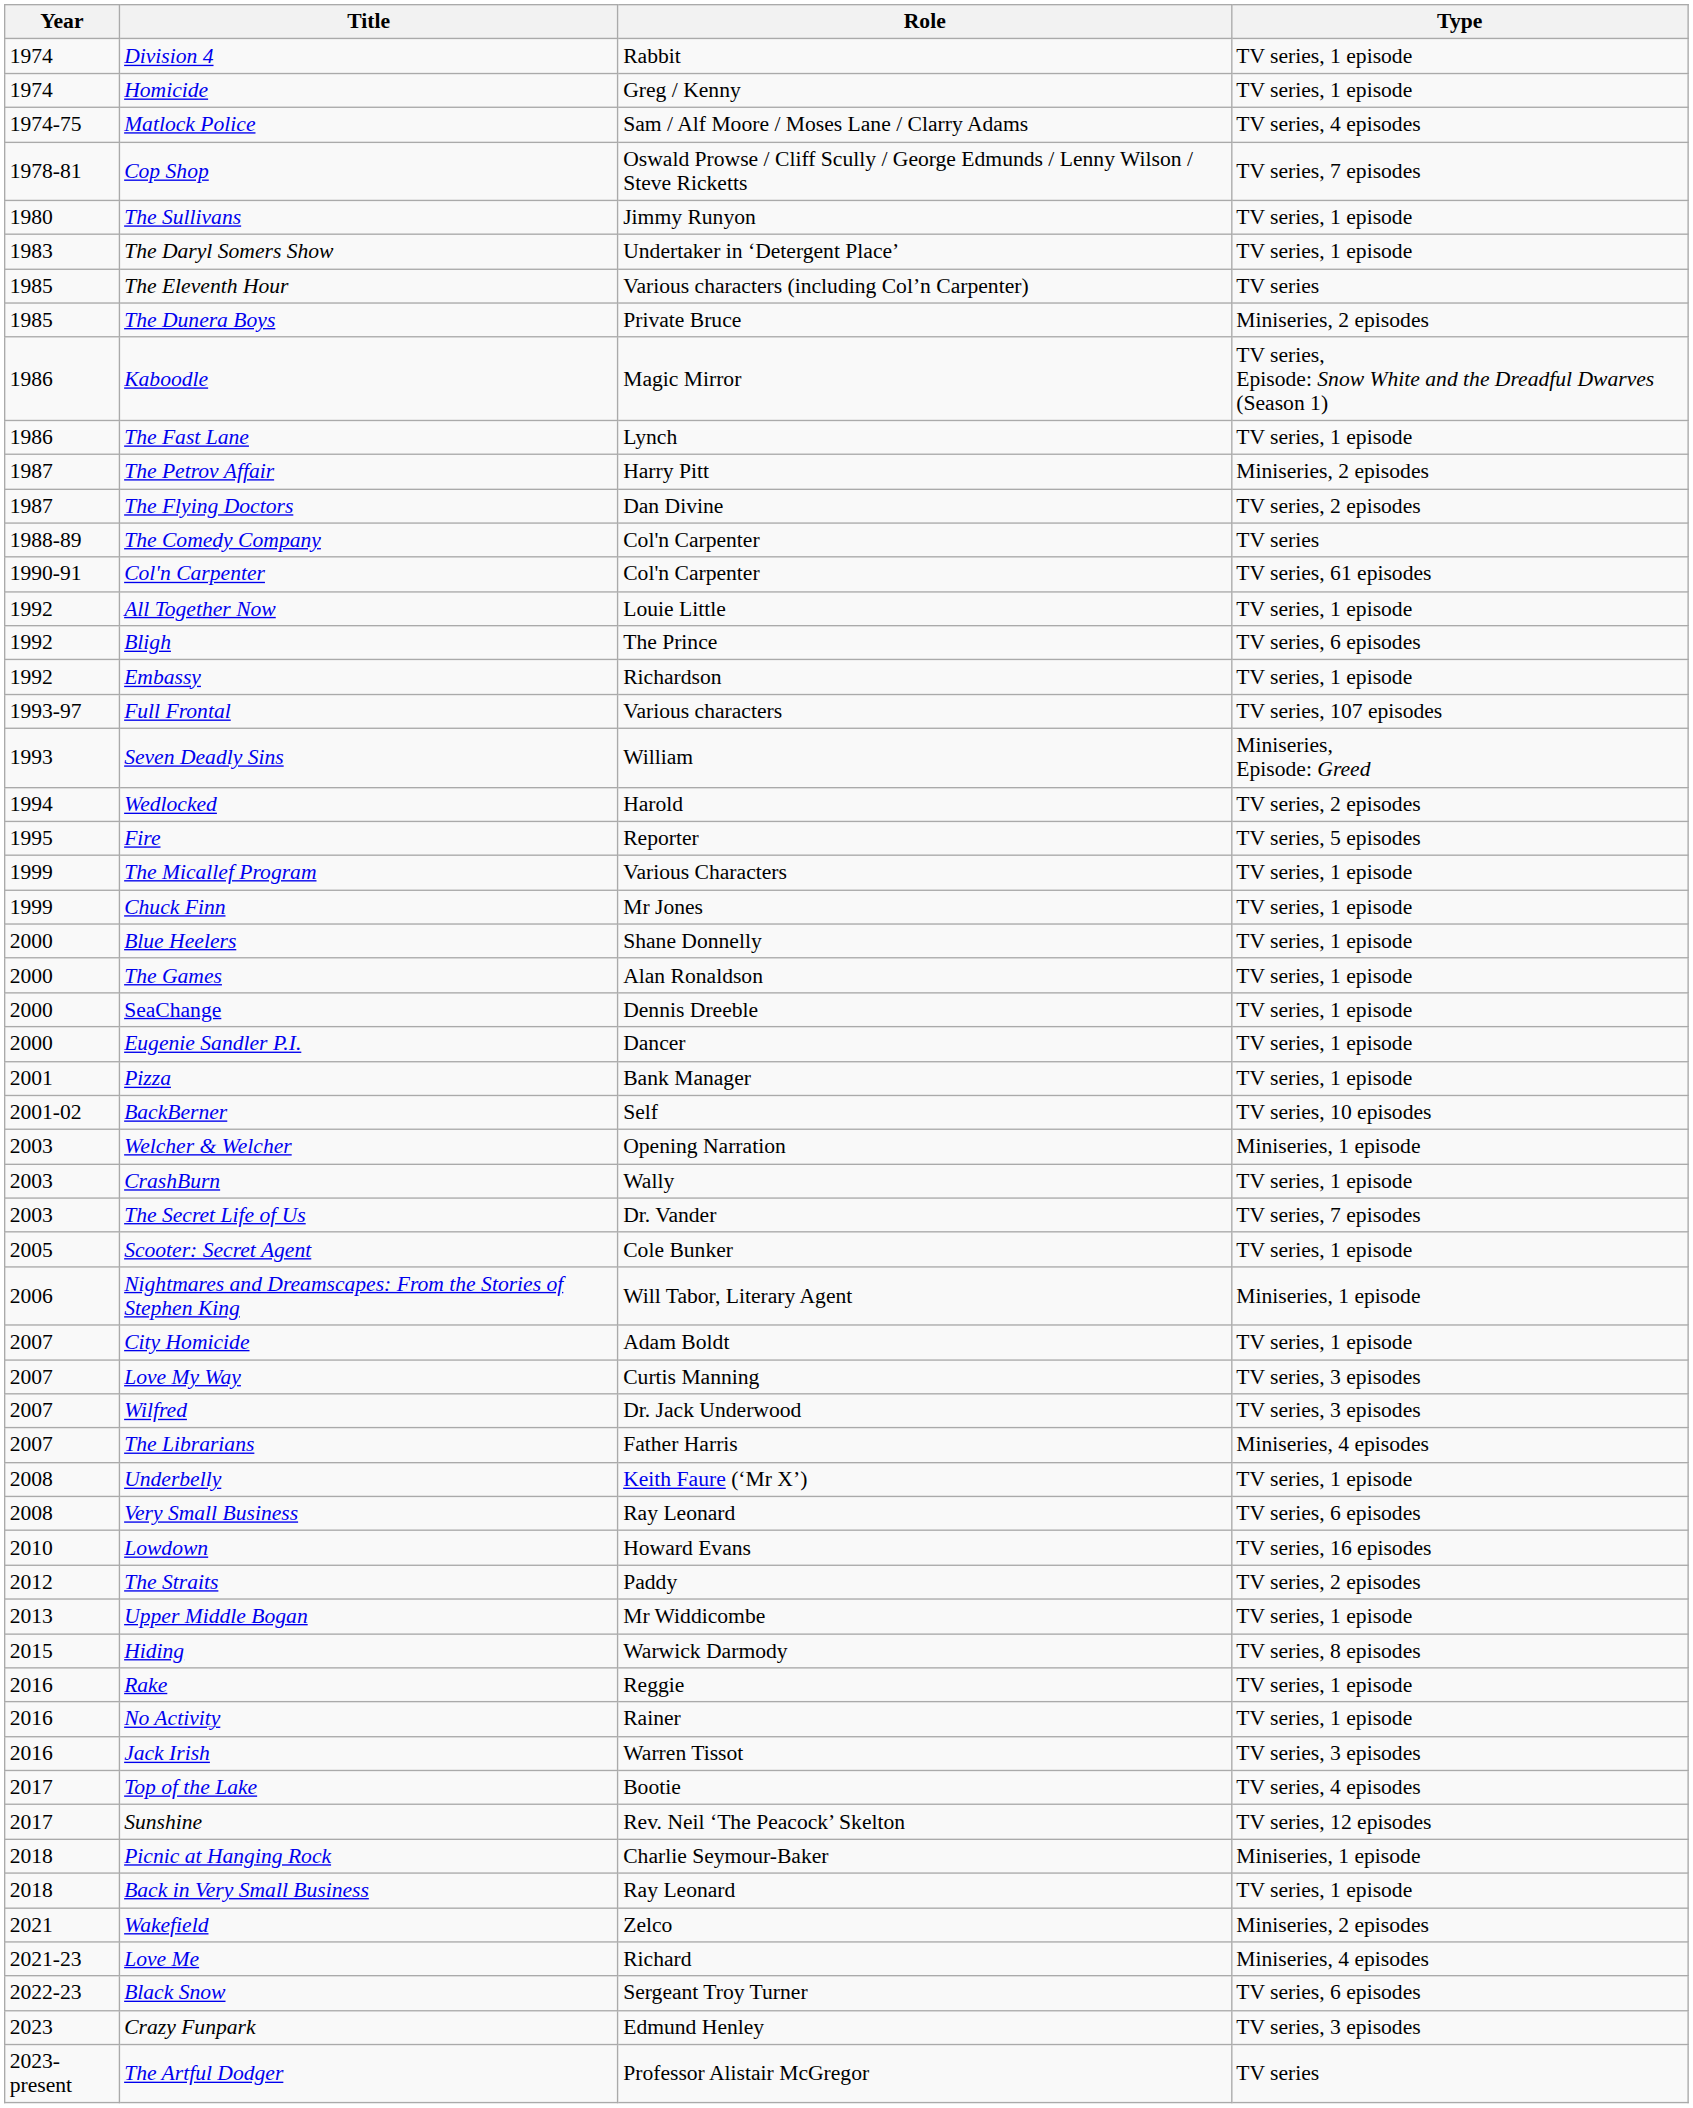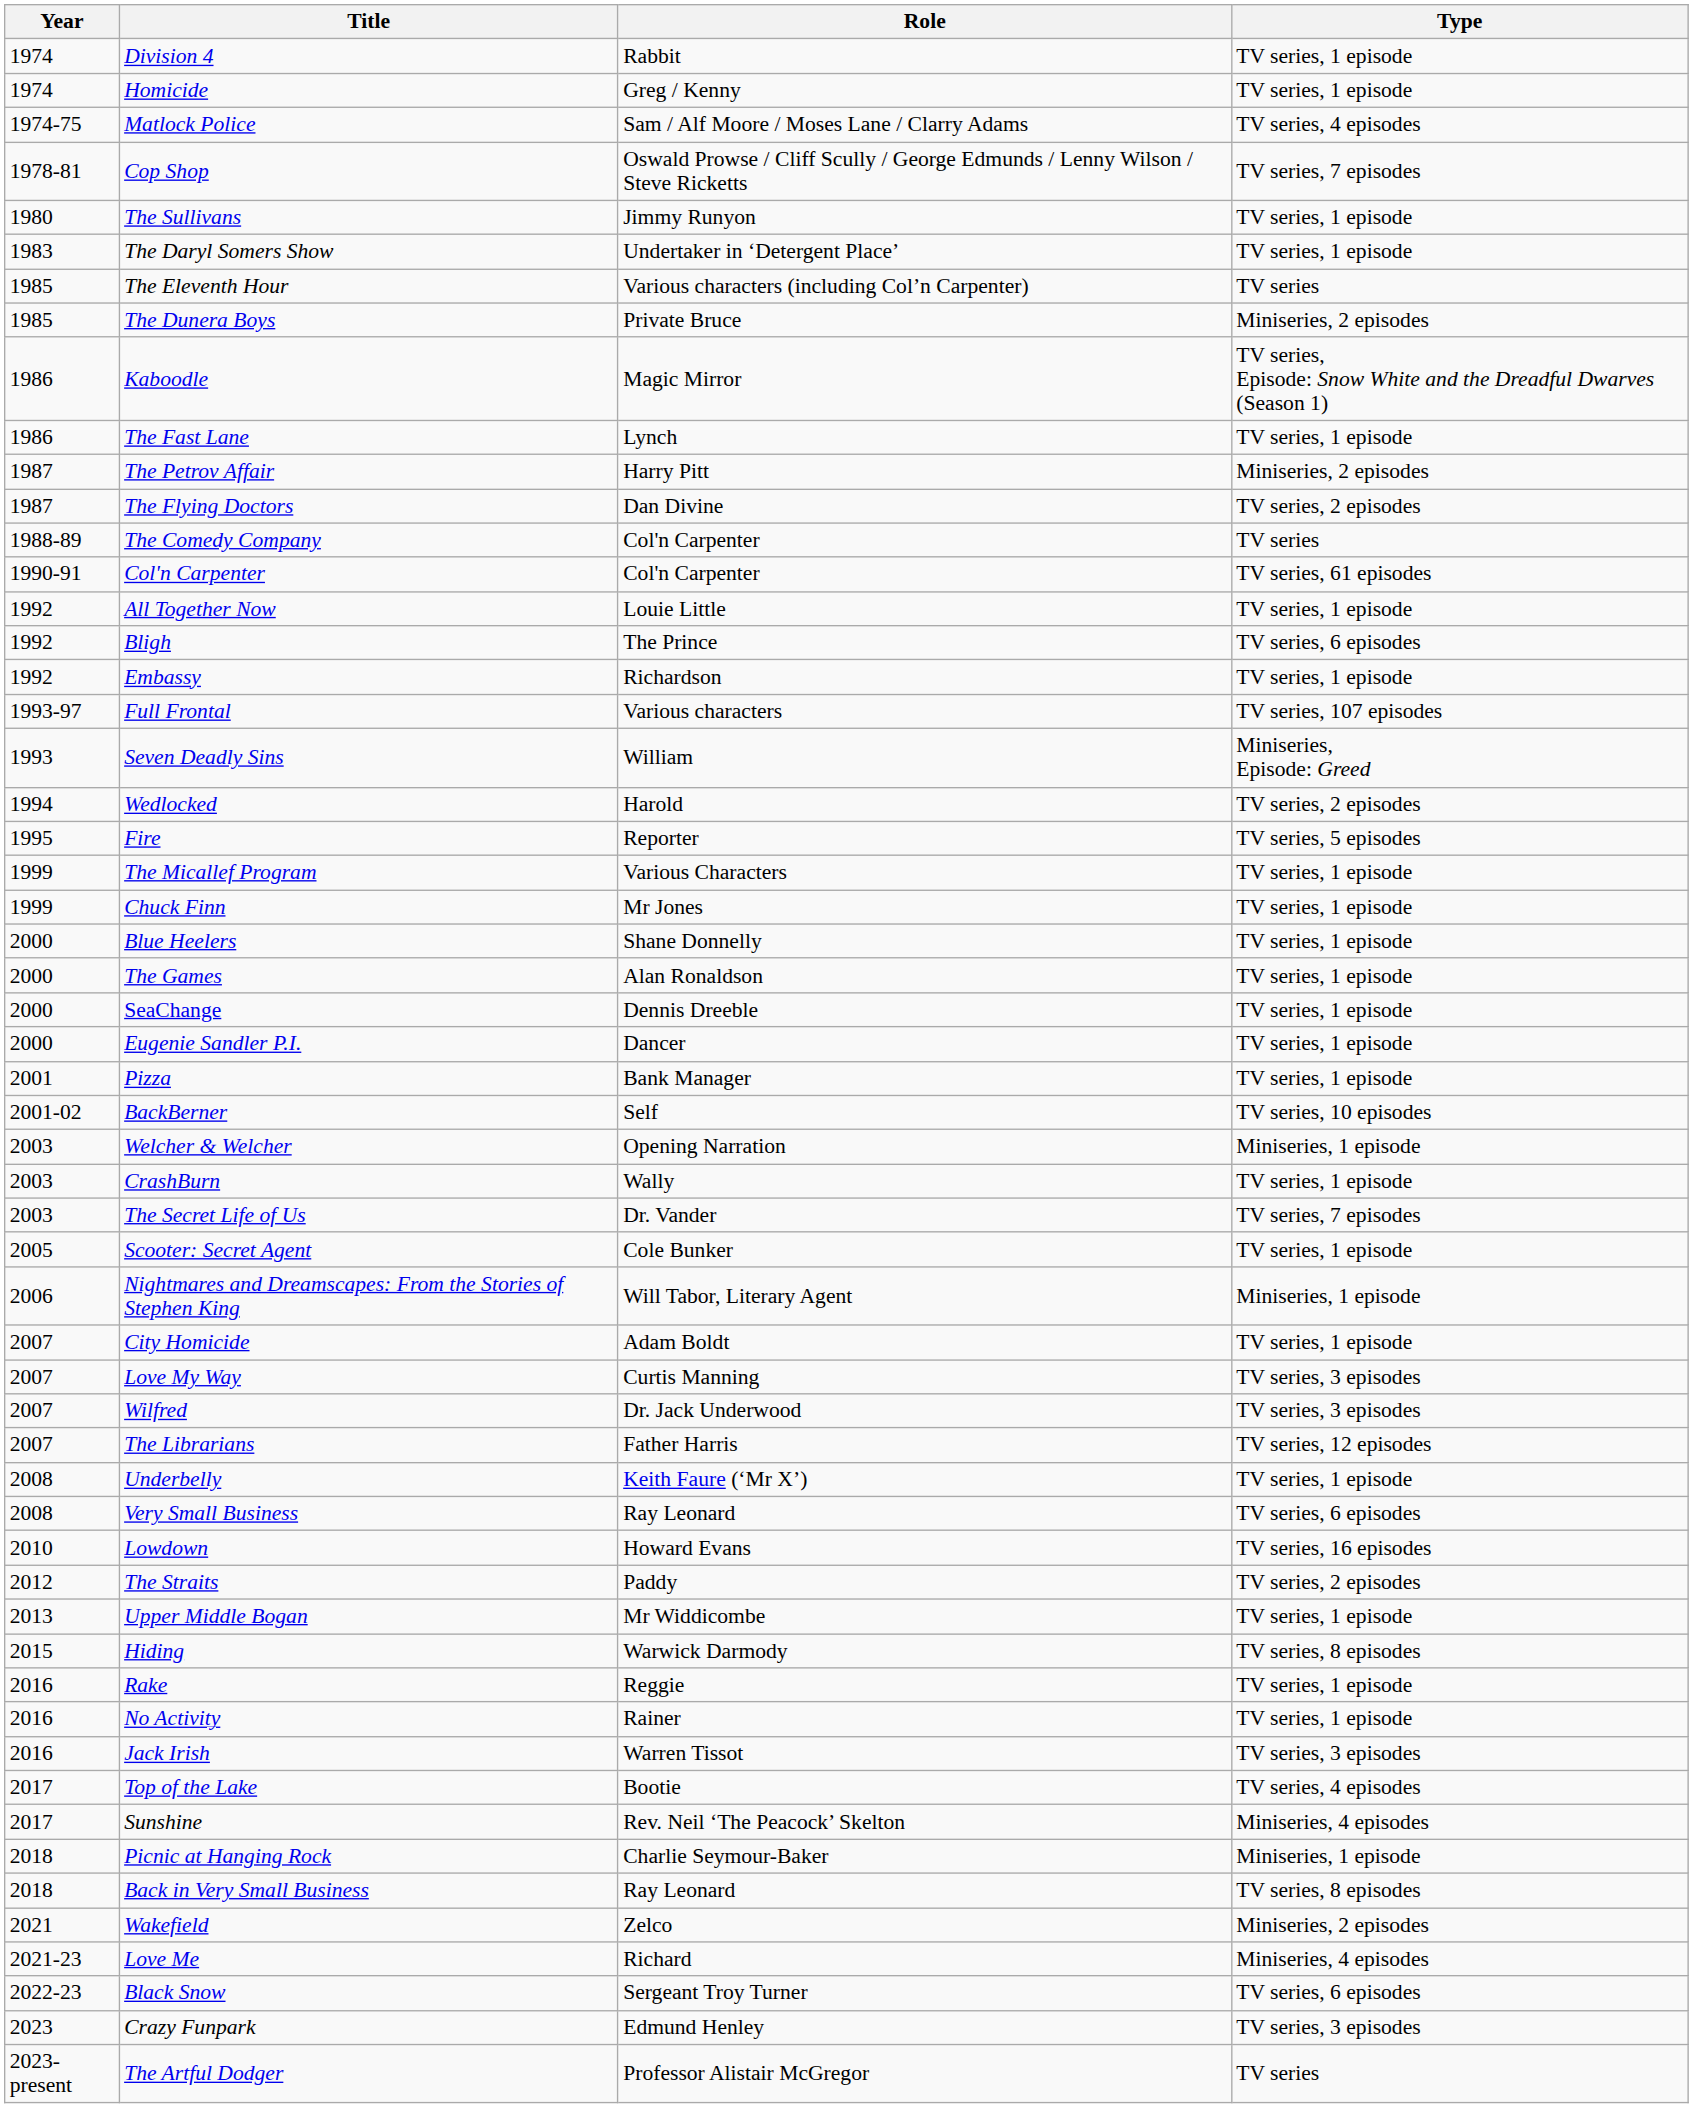(1333, 1444) Miniseries, 4 episodes -> (1334, 1444) TV series, 12 episodes
(1334, 1821) TV series, 12 episodes -> (1333, 1821) Miniseries, 4 episodes
(1324, 1890) TV series, 1 episode -> (1328, 1890) TV series, 8 episodes
